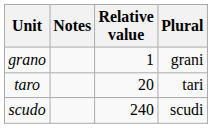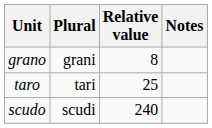columns swapped: (182, 25) <-> (72, 25)
(150, 60) 1 -> (154, 60) 8
(146, 85) 20 -> (150, 85) 25
